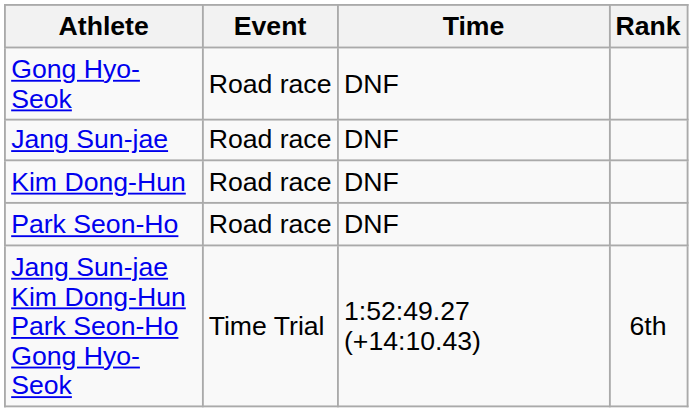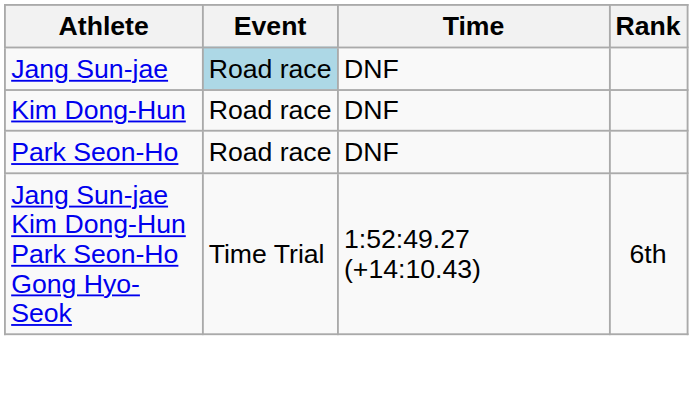- row: (76, 83)
(270, 140) no background -> (270, 68) lightblue background
